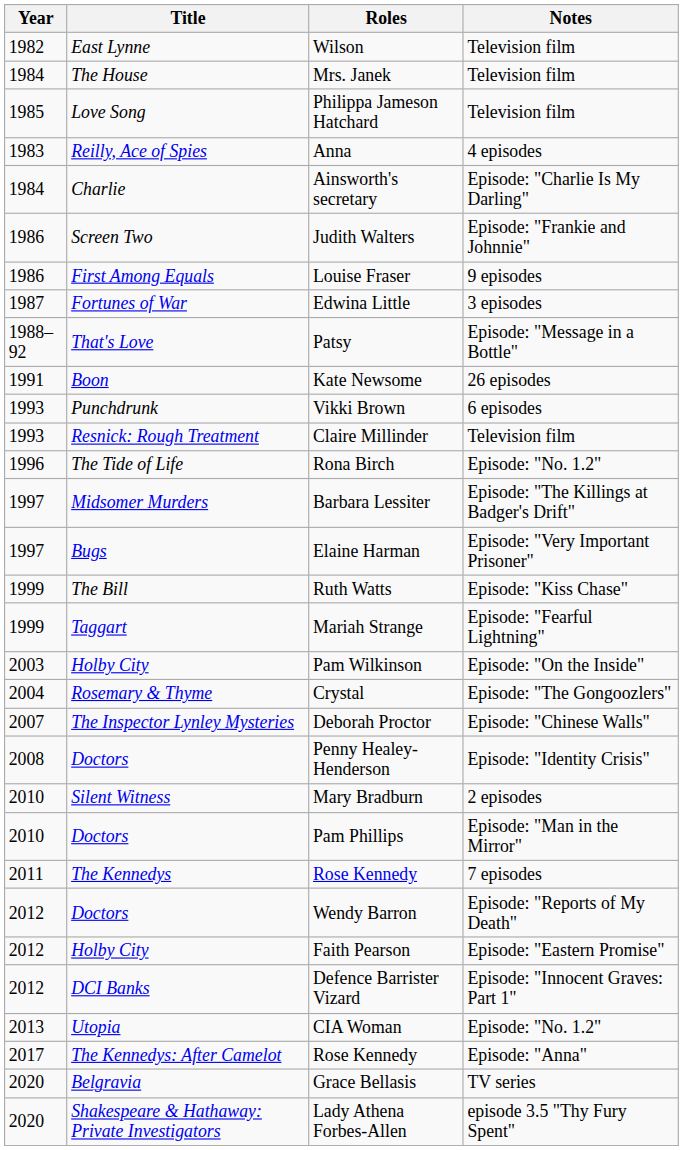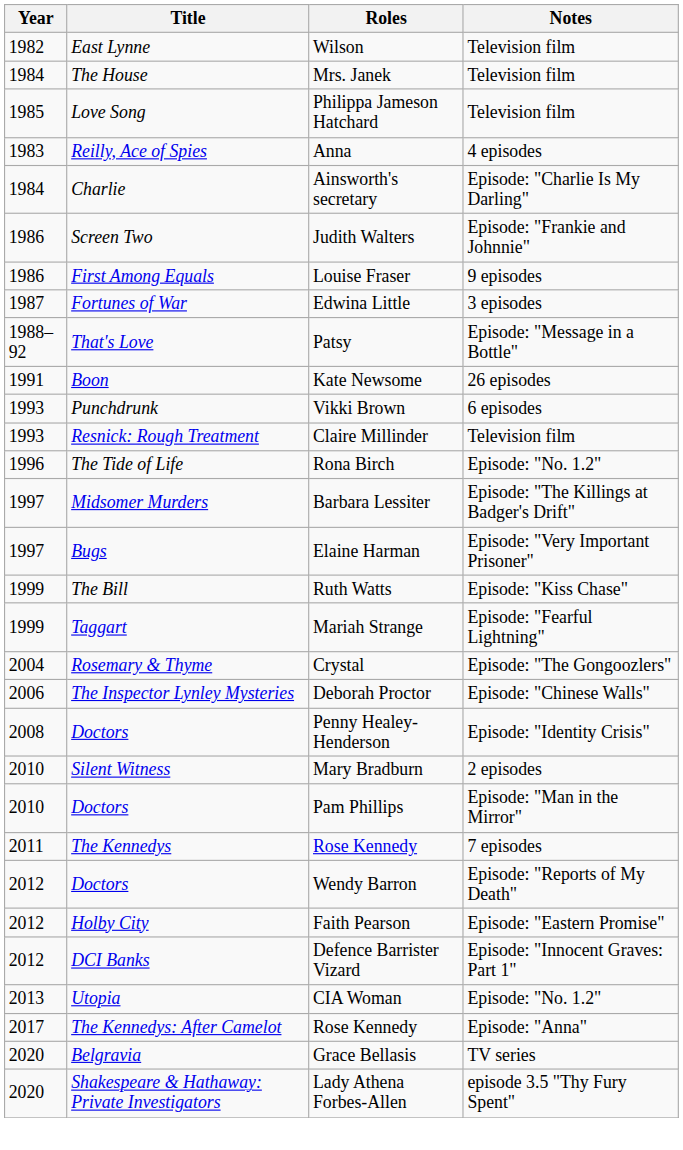- row: (110, 665)
(26, 721) 2007 -> (26, 693) 2006
